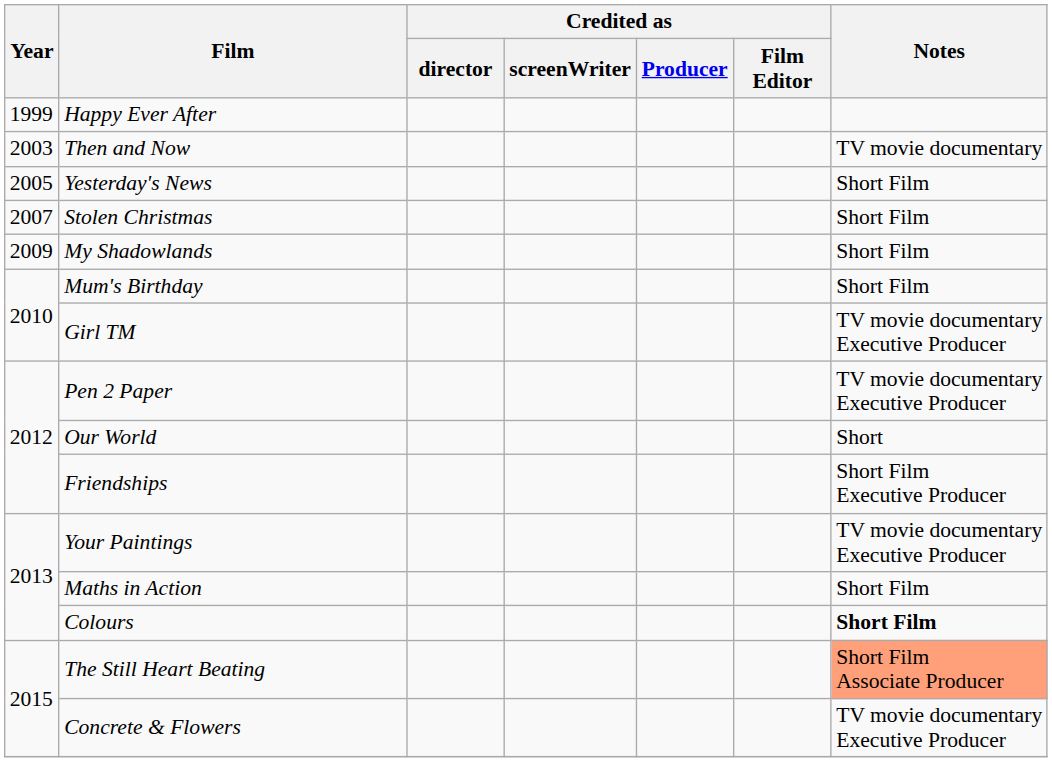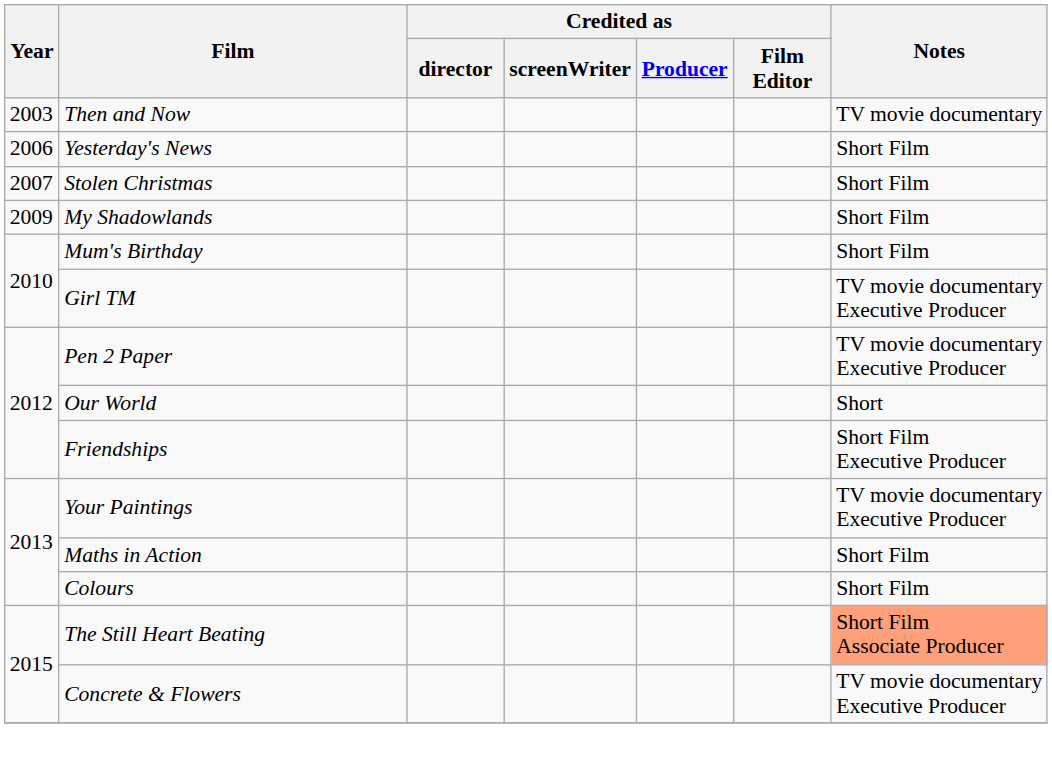- row: (140, 114)
(31, 182) 2005 -> (31, 148) 2006
(886, 622) bold -> (883, 588) normal
